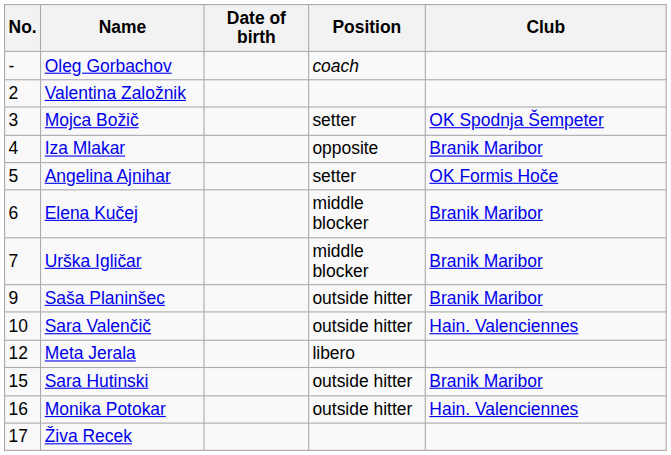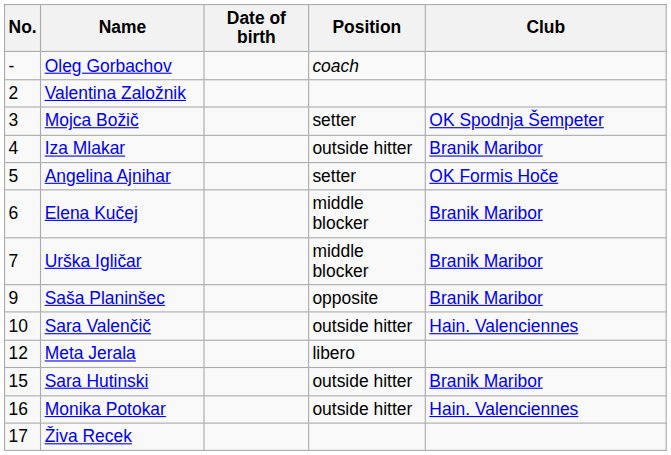(345, 148) opposite -> (362, 148) outside hitter
(362, 298) outside hitter -> (345, 298) opposite
